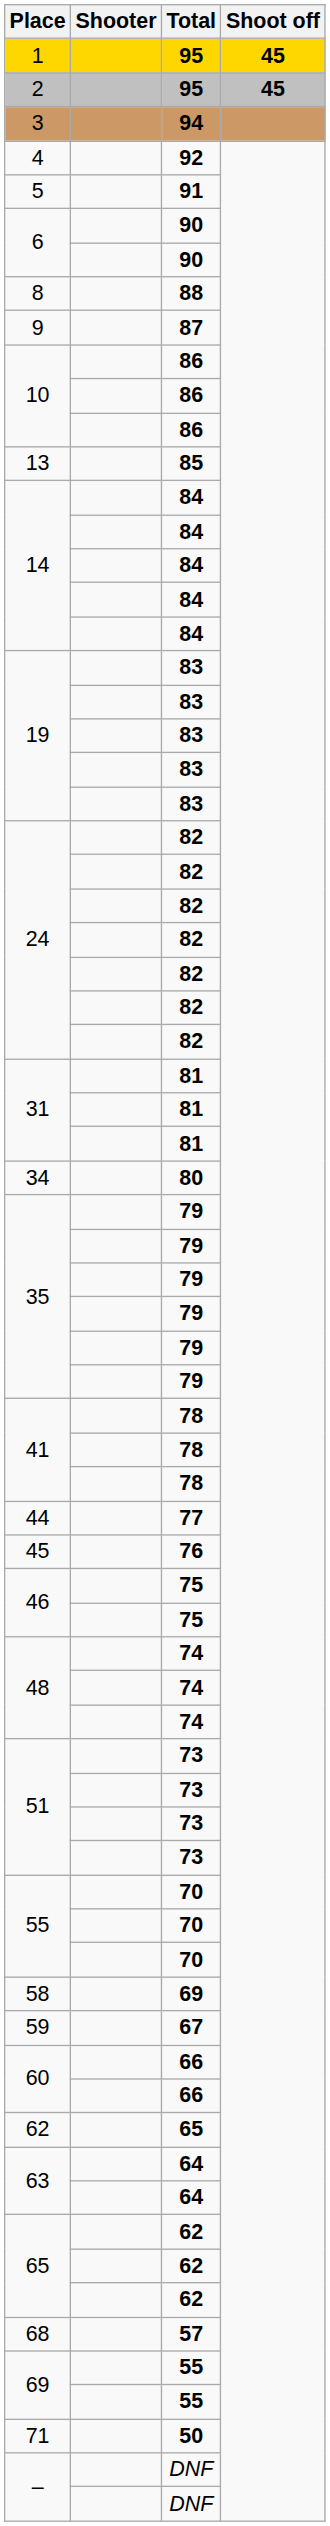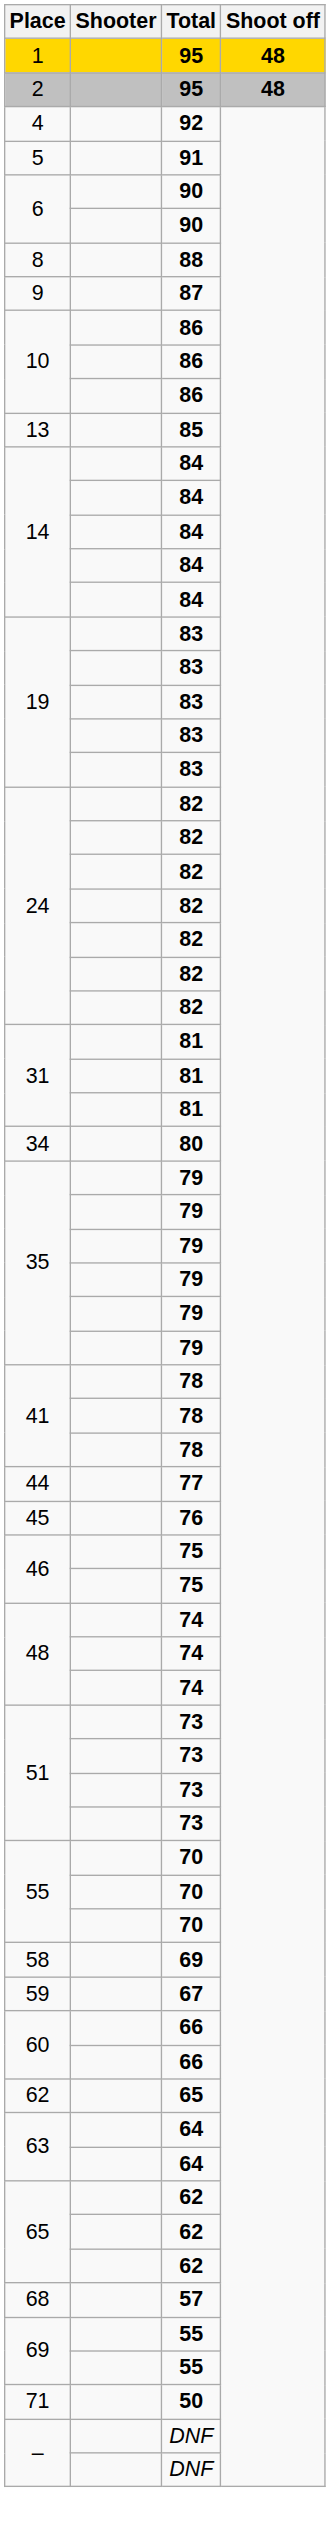(273, 55) 45 -> (273, 55) 48
(273, 89) 45 -> (273, 89) 48
- row: (38, 123)
